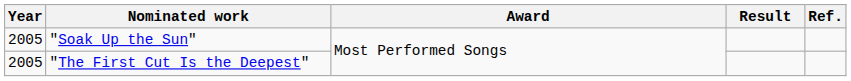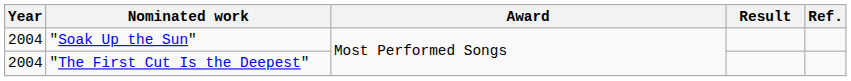(25, 40) 2005 -> (25, 40) 2004
(25, 63) 2005 -> (25, 63) 2004
